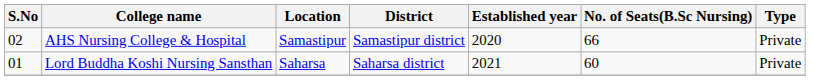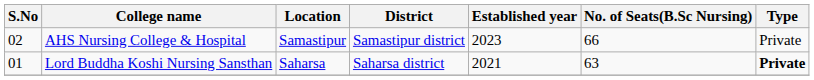(487, 39) 2020 -> (487, 39) 2023
(592, 63) 60 -> (592, 63) 63
(780, 63) normal -> (782, 63) bold
